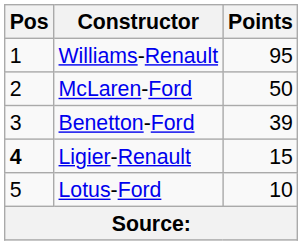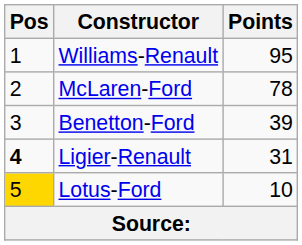(281, 89) 50 -> (281, 89) 78
(281, 156) 15 -> (281, 156) 31
(16, 190) no background -> (16, 190) gold background
